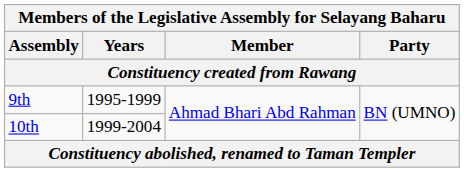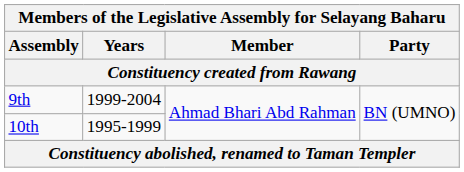(124, 99) 1995-1999 -> (124, 99) 1999-2004
(124, 126) 1999-2004 -> (124, 126) 1995-1999
